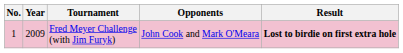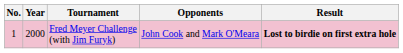(35, 34) 2009 -> (35, 34) 2000
